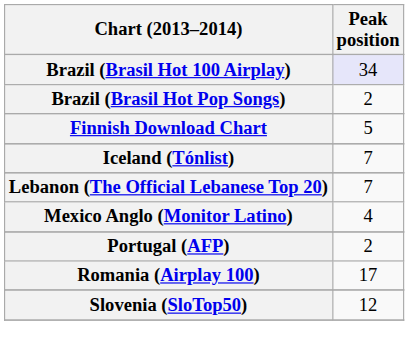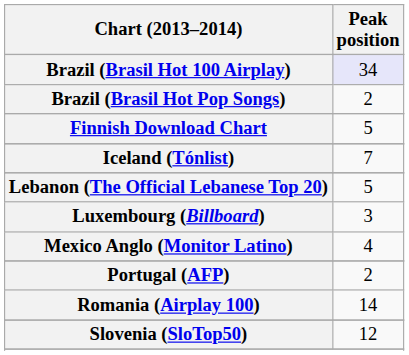(368, 187) 7 -> (368, 187) 5
+ row: (168, 216)
(368, 275) 17 -> (368, 305) 14
